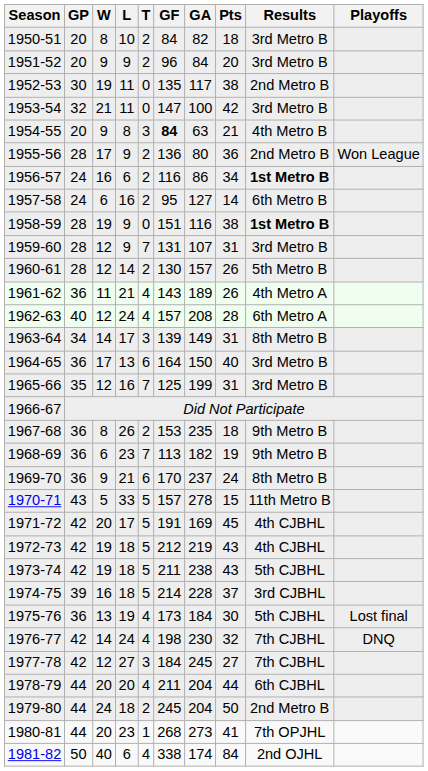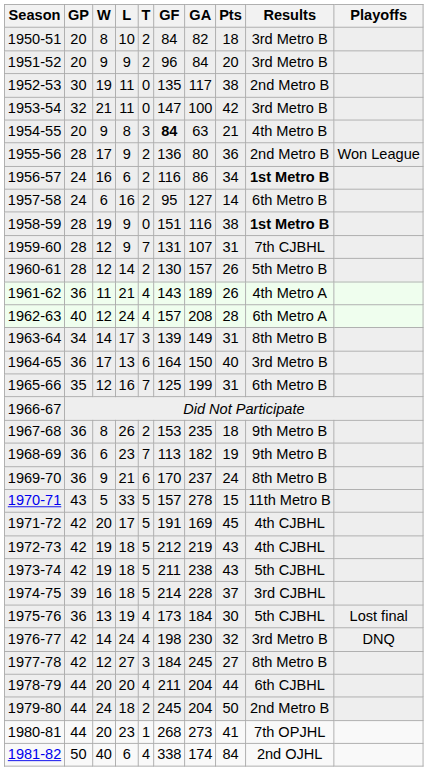(290, 246) 3rd Metro B -> (290, 246) 7th CJBHL
(290, 385) 3rd Metro B -> (290, 385) 6th Metro B
(290, 639) 7th CJBHL -> (290, 639) 3rd Metro B
(290, 662) 7th CJBHL -> (290, 662) 8th Metro B
